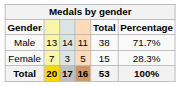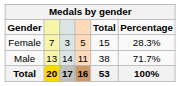rows swapped: (25, 43) <-> (25, 58)
